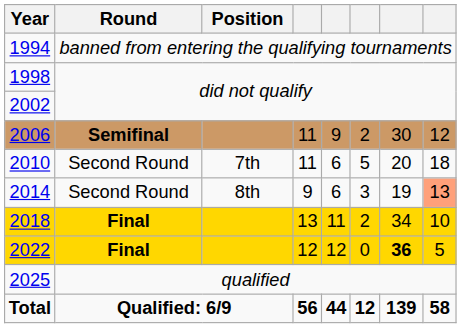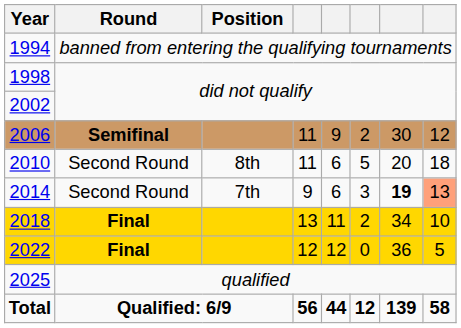(247, 163) 7th -> (247, 163) 8th
(247, 192) 8th -> (247, 192) 7th
(401, 192) normal -> (401, 192) bold
(401, 250) bold -> (401, 250) normal
